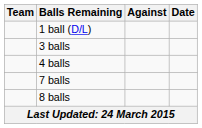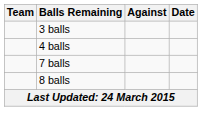- row: (65, 30)
